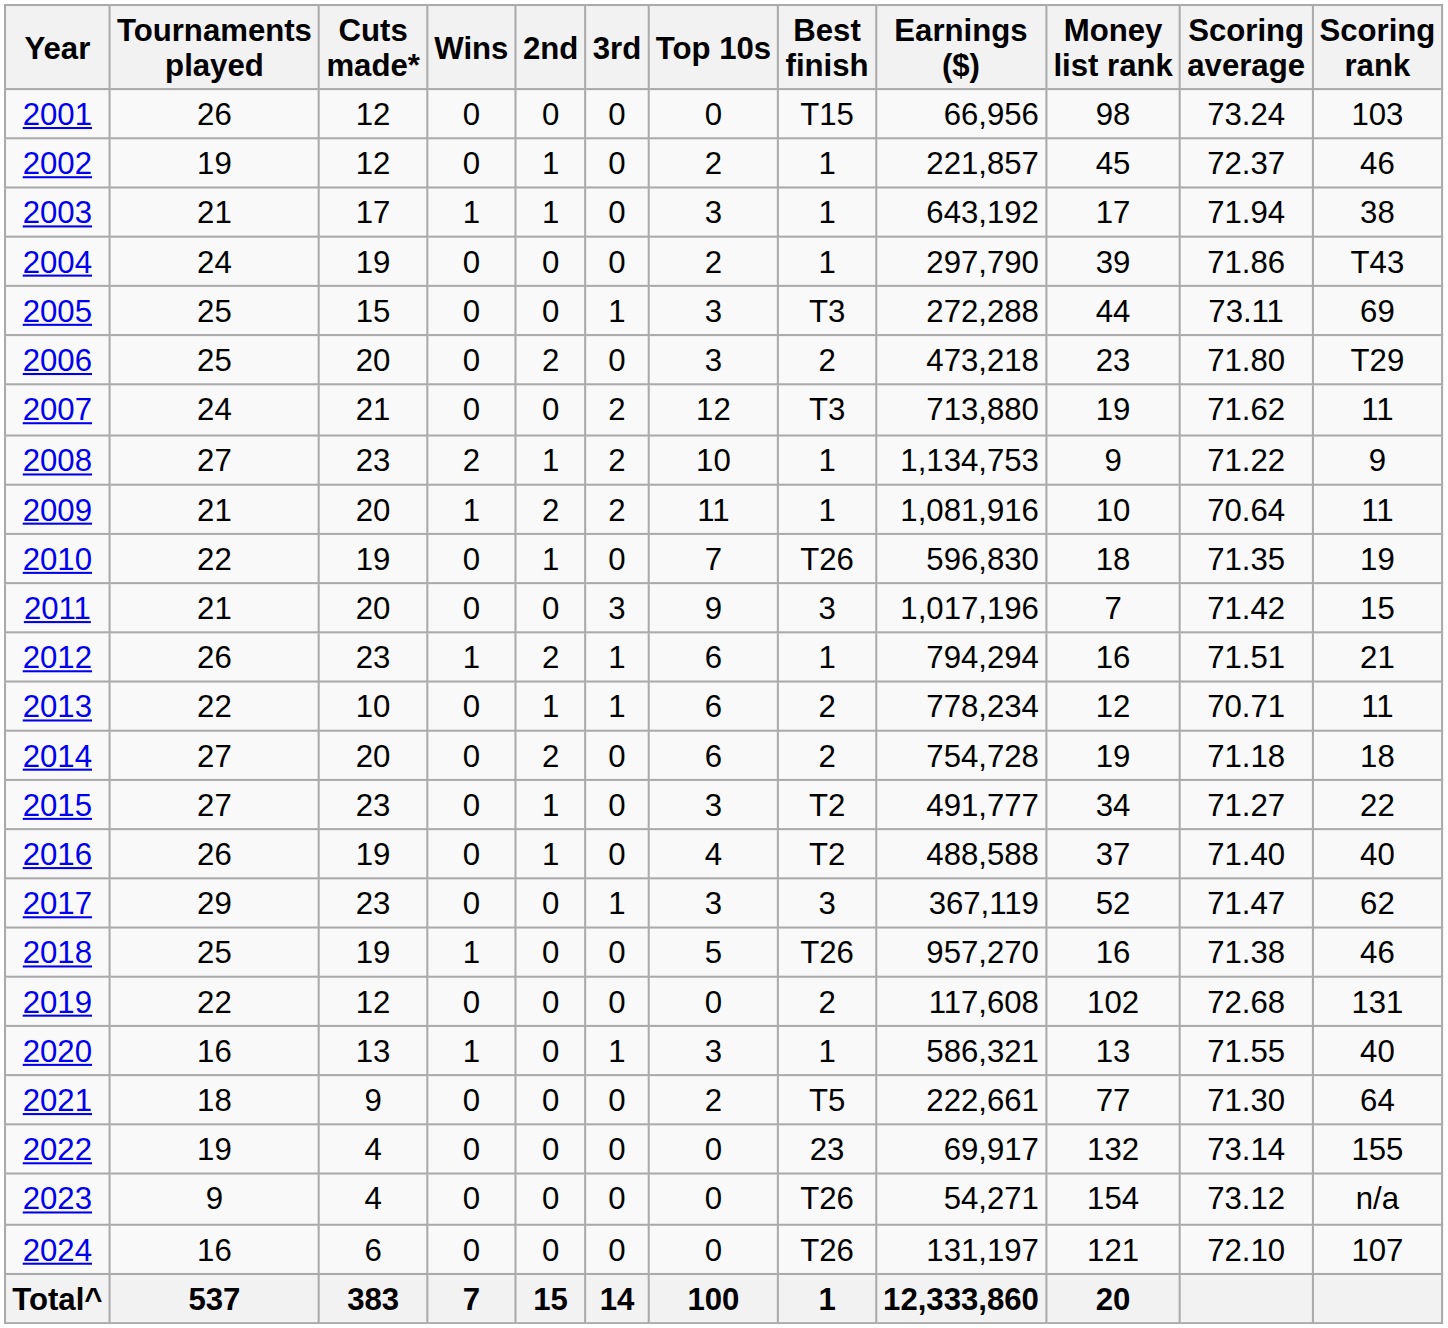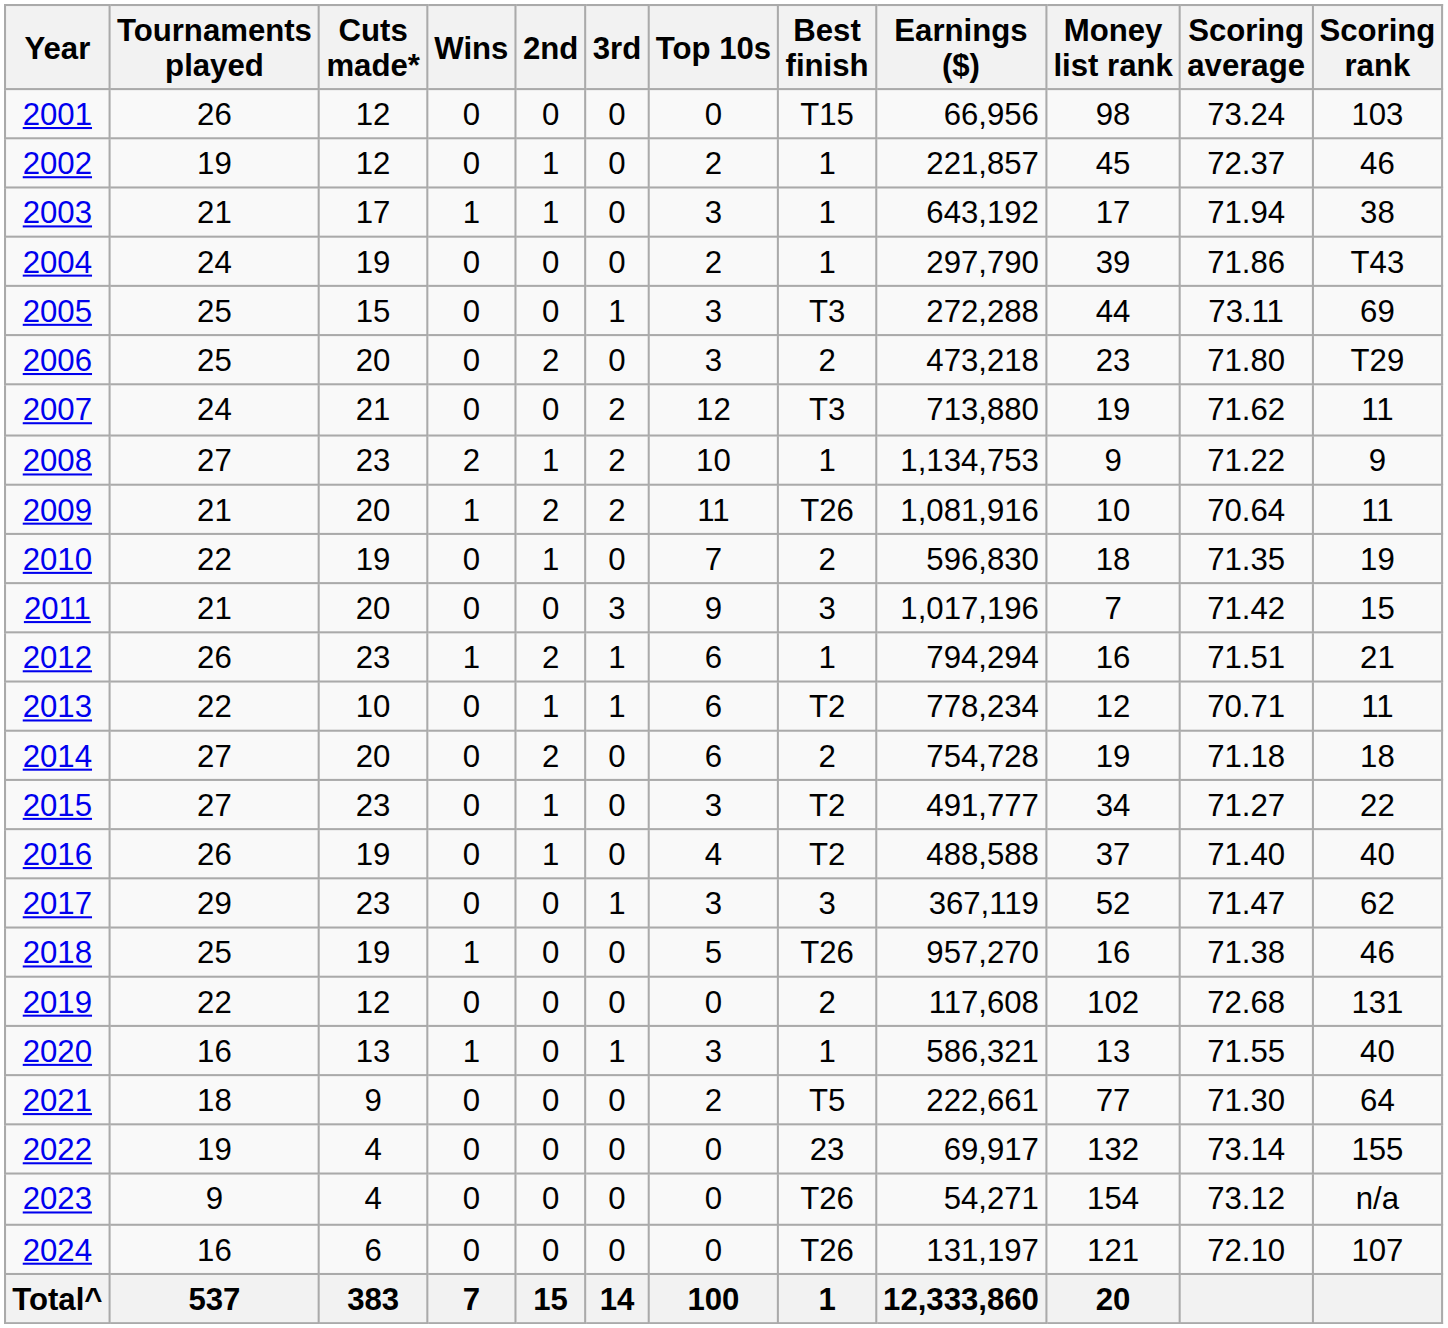(827, 509) 1 -> (827, 509) T26
(827, 558) T26 -> (827, 558) 2
(827, 706) 2 -> (827, 706) T2
